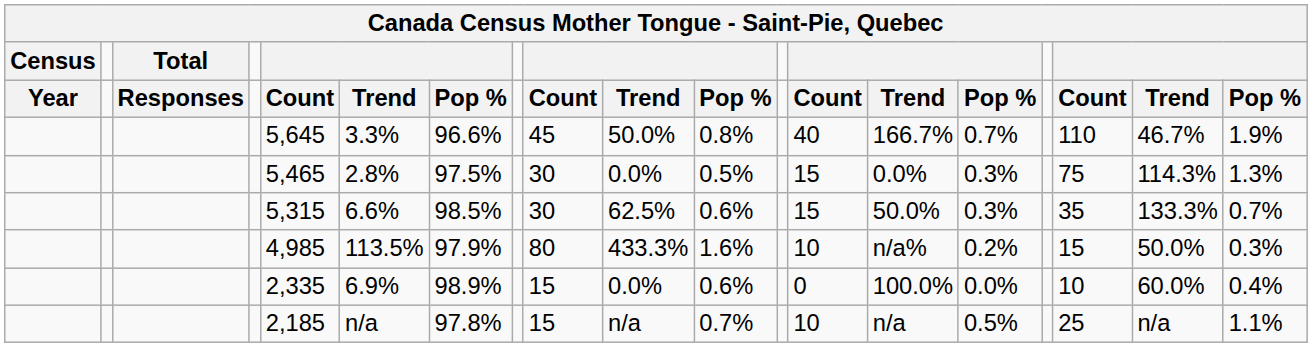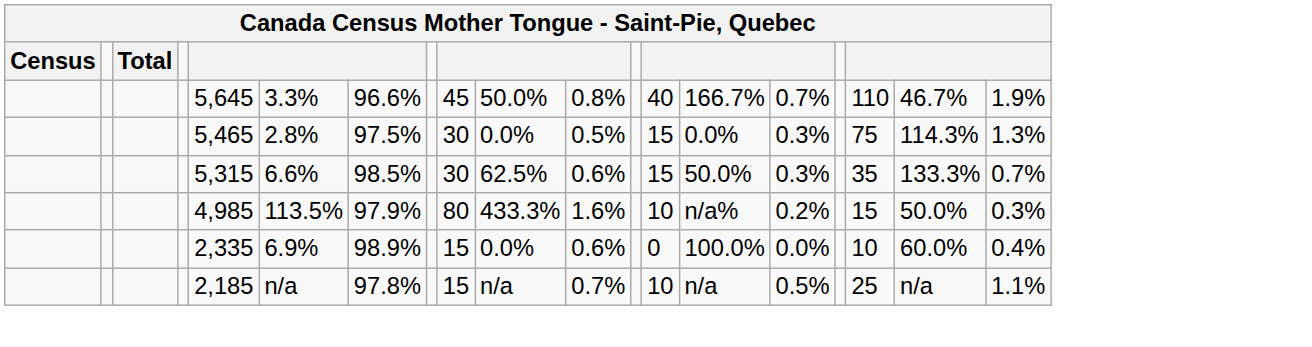- row: (53, 98)
